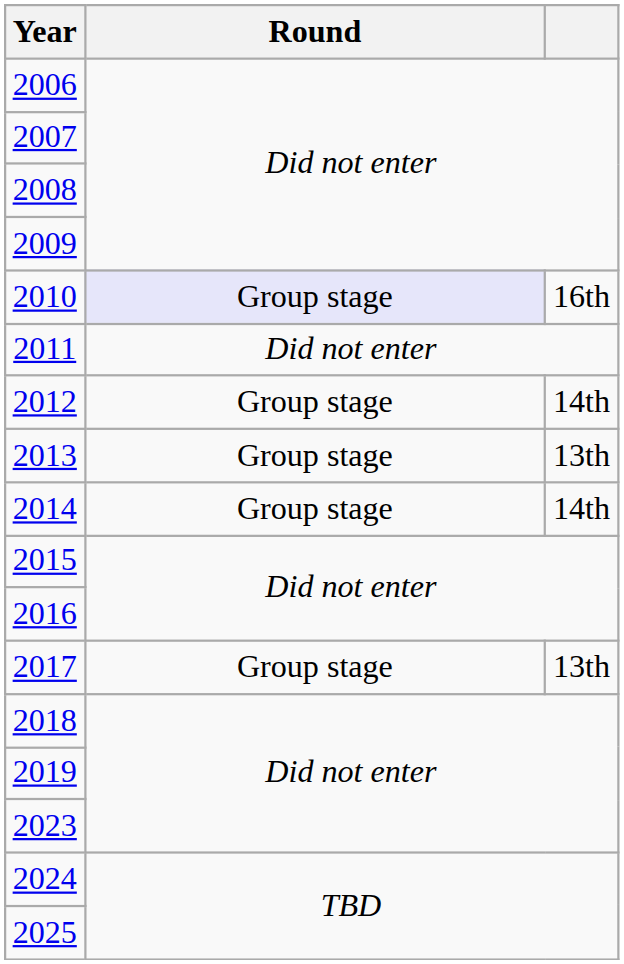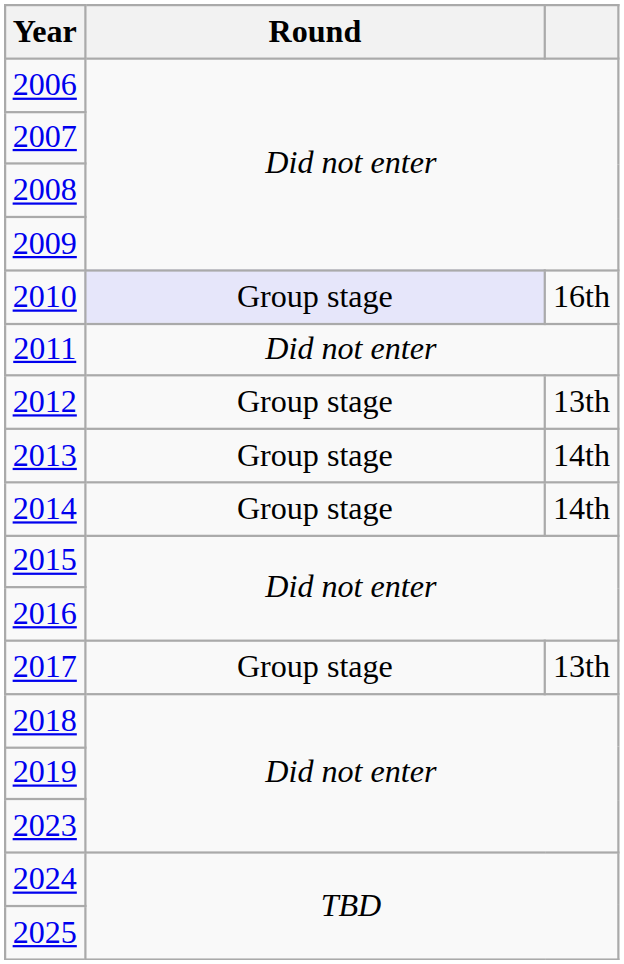(581, 402) 14th -> (581, 402) 13th
(581, 455) 13th -> (581, 455) 14th
